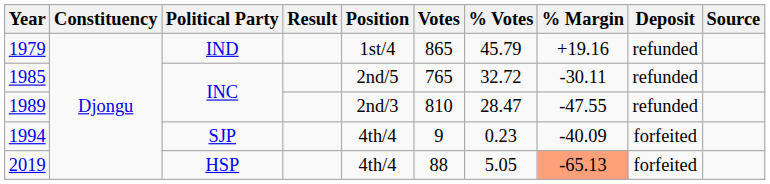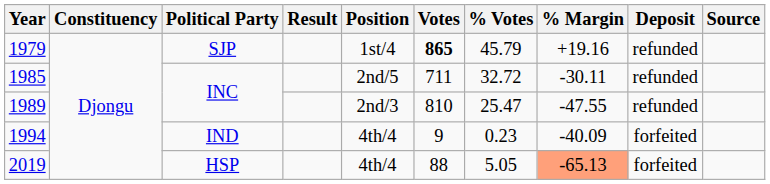(222, 48) IND -> (222, 48) SJP
(439, 48) normal -> (439, 48) bold
(439, 77) 765 -> (439, 77) 711
(501, 106) 28.47 -> (501, 106) 25.47
(222, 135) SJP -> (222, 135) IND
